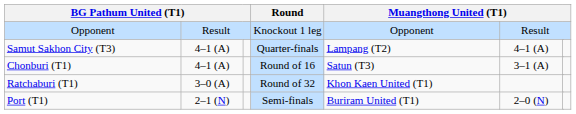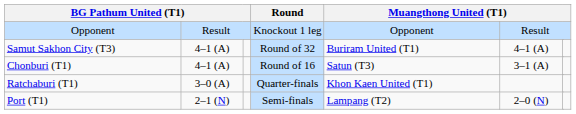(288, 48) Quarter-finals -> (288, 48) Round of 32
(359, 48) Lampang (T2) -> (373, 48) Buriram United (T1)
(288, 83) Round of 32 -> (288, 83) Quarter-finals
(373, 100) Buriram United (T1) -> (359, 100) Lampang (T2)
